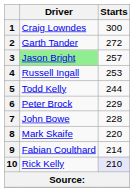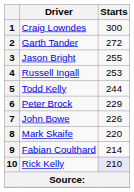(49, 58) lightgreen background -> (49, 58) no background
(114, 58) 257 -> (114, 58) 255
(114, 119) 228 -> (114, 119) 226
